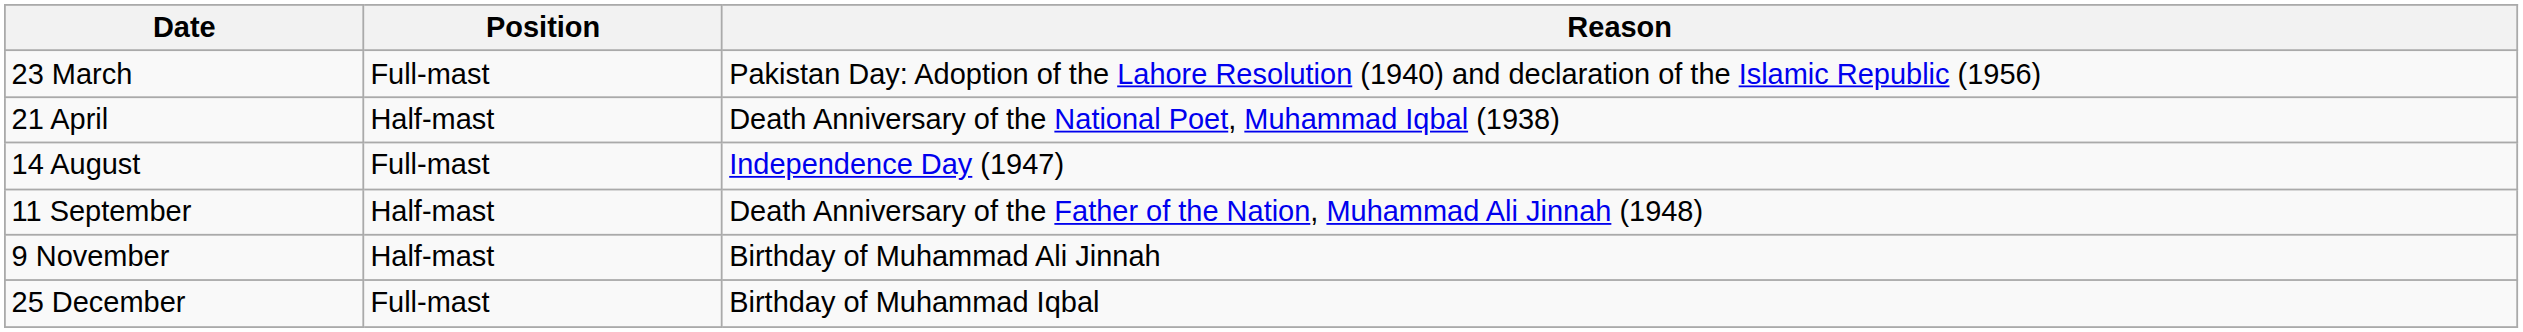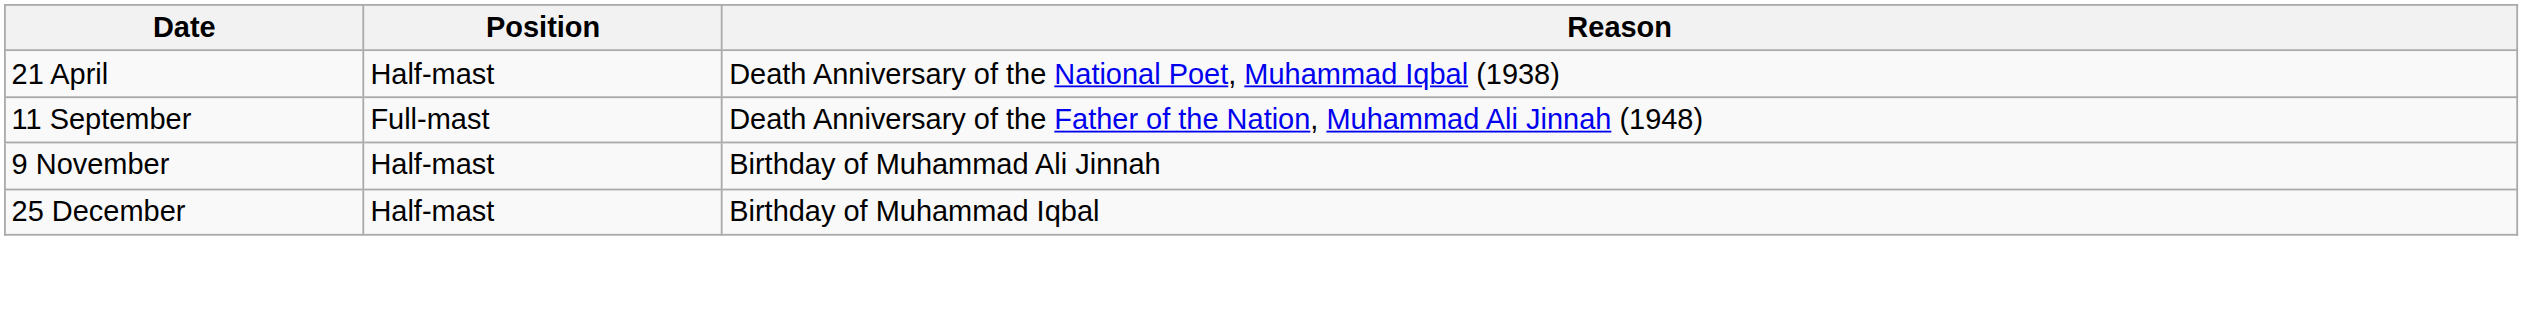- row: (72, 73)
- row: (76, 165)
(432, 211) Half-mast -> (430, 119) Full-mast
(430, 303) Full-mast -> (432, 211) Half-mast
